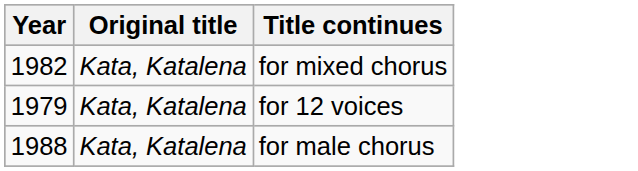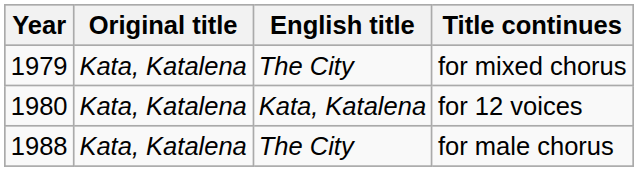+ column: (342, 25)
(39, 66) 1982 -> (39, 66) 1979
(39, 106) 1979 -> (39, 106) 1980
